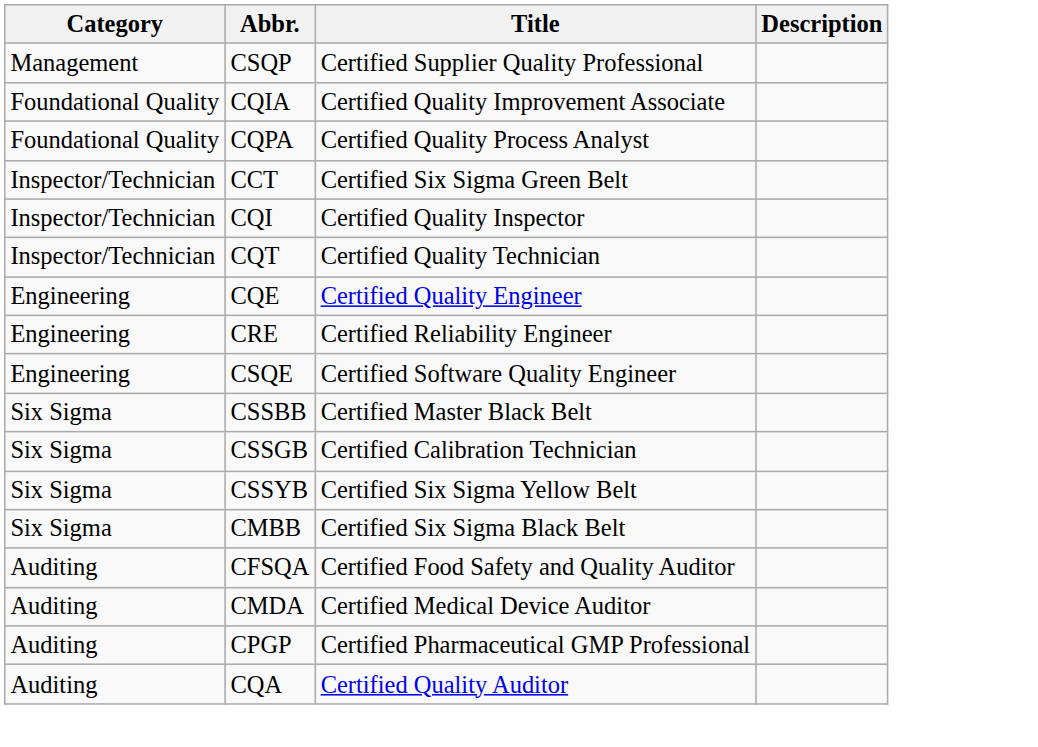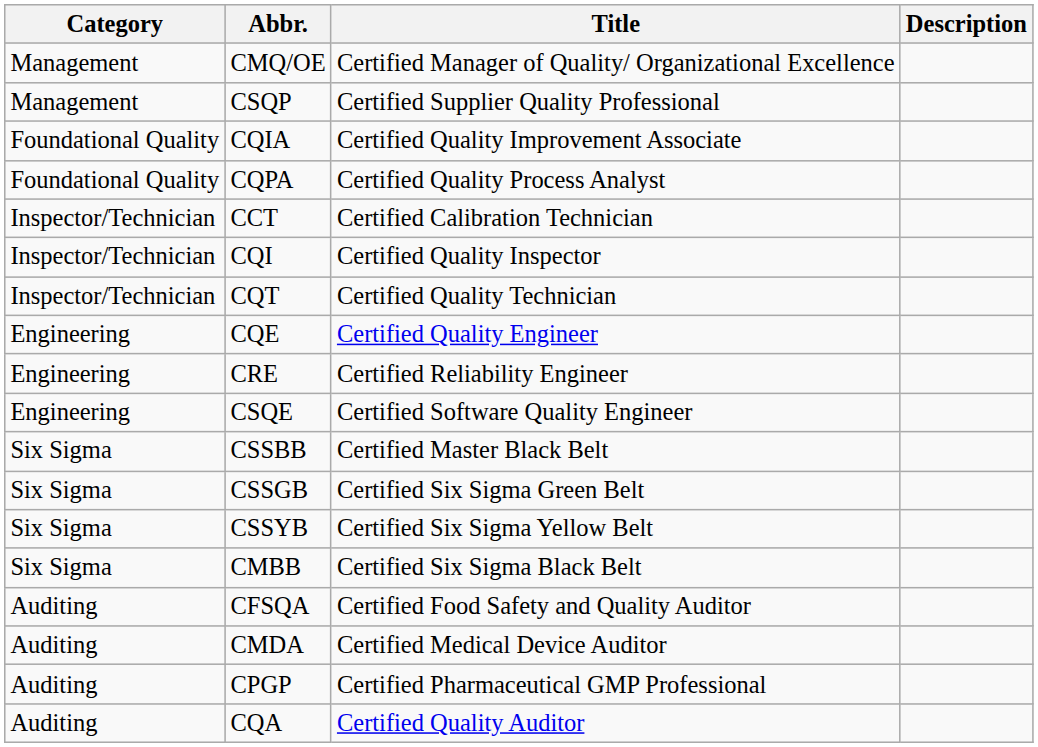+ row: (278, 62)
(474, 179) Certified Six Sigma Green Belt -> (495, 218) Certified Calibration Technician
(479, 450) Certified Calibration Technician -> (491, 489) Certified Six Sigma Green Belt
